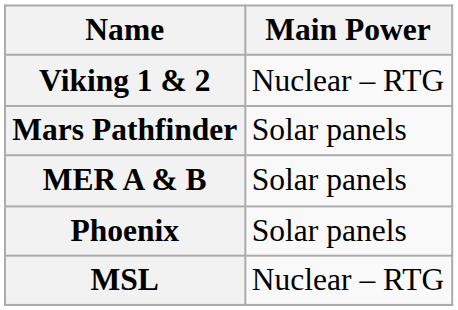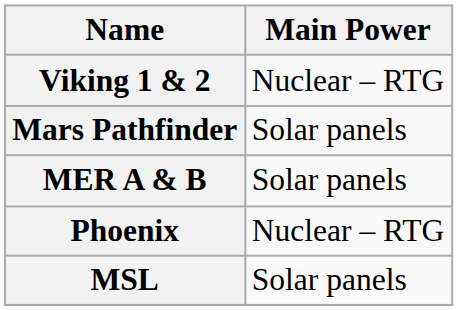(329, 229) Solar panels -> (348, 229) Nuclear – RTG
(348, 279) Nuclear – RTG -> (329, 279) Solar panels
